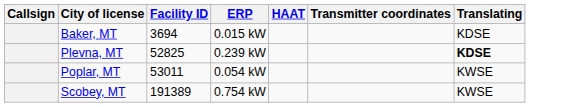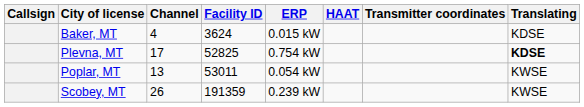+ column: (174, 14)
(164, 33) 3694 -> (218, 33) 3624
(240, 53) 0.239 kW -> (294, 53) 0.754 kW
(171, 92) 191389 -> (225, 92) 191359
(240, 92) 0.754 kW -> (294, 92) 0.239 kW
